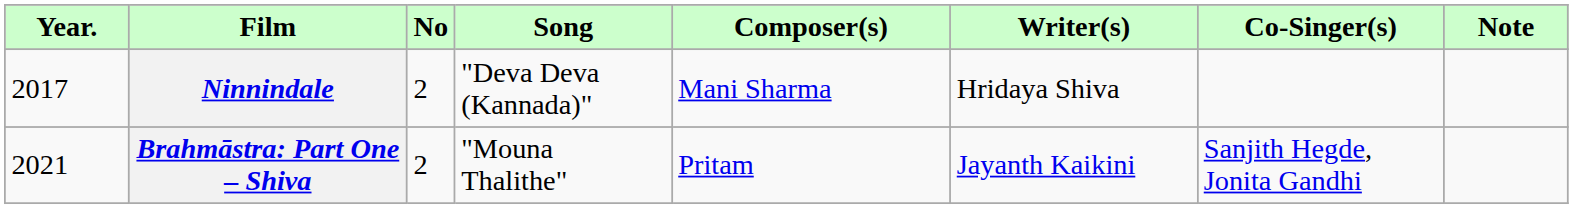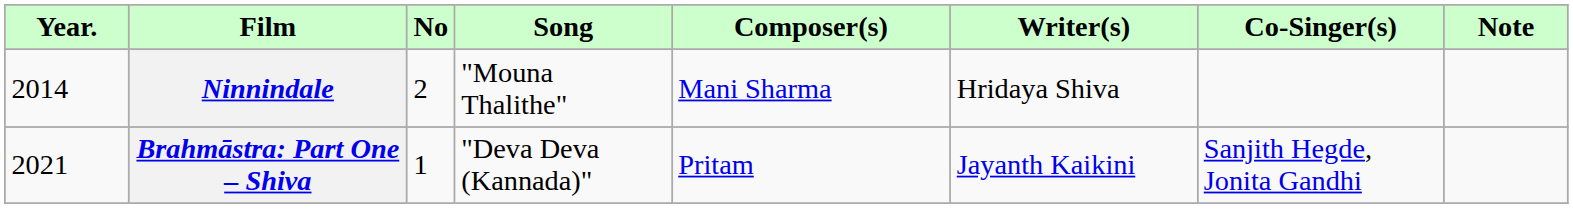(40, 87) 2017 -> (40, 87) 2014
(530, 87) "Deva Deva (Kannada)" -> (514, 87) "Mouna Thalithe"
(421, 164) 2 -> (421, 164) 1
(514, 164) "Mouna Thalithe" -> (530, 164) "Deva Deva (Kannada)"
